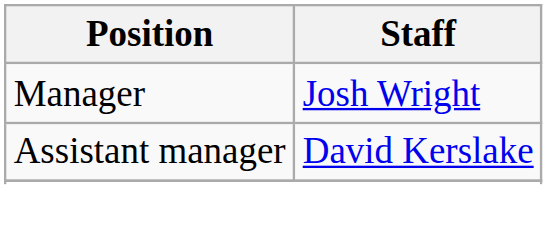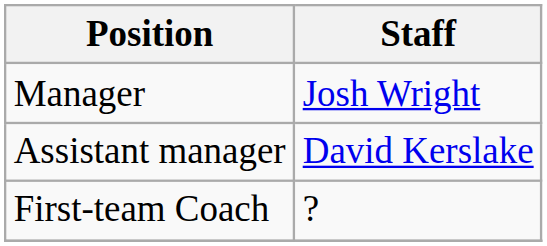+ row: (141, 209)
